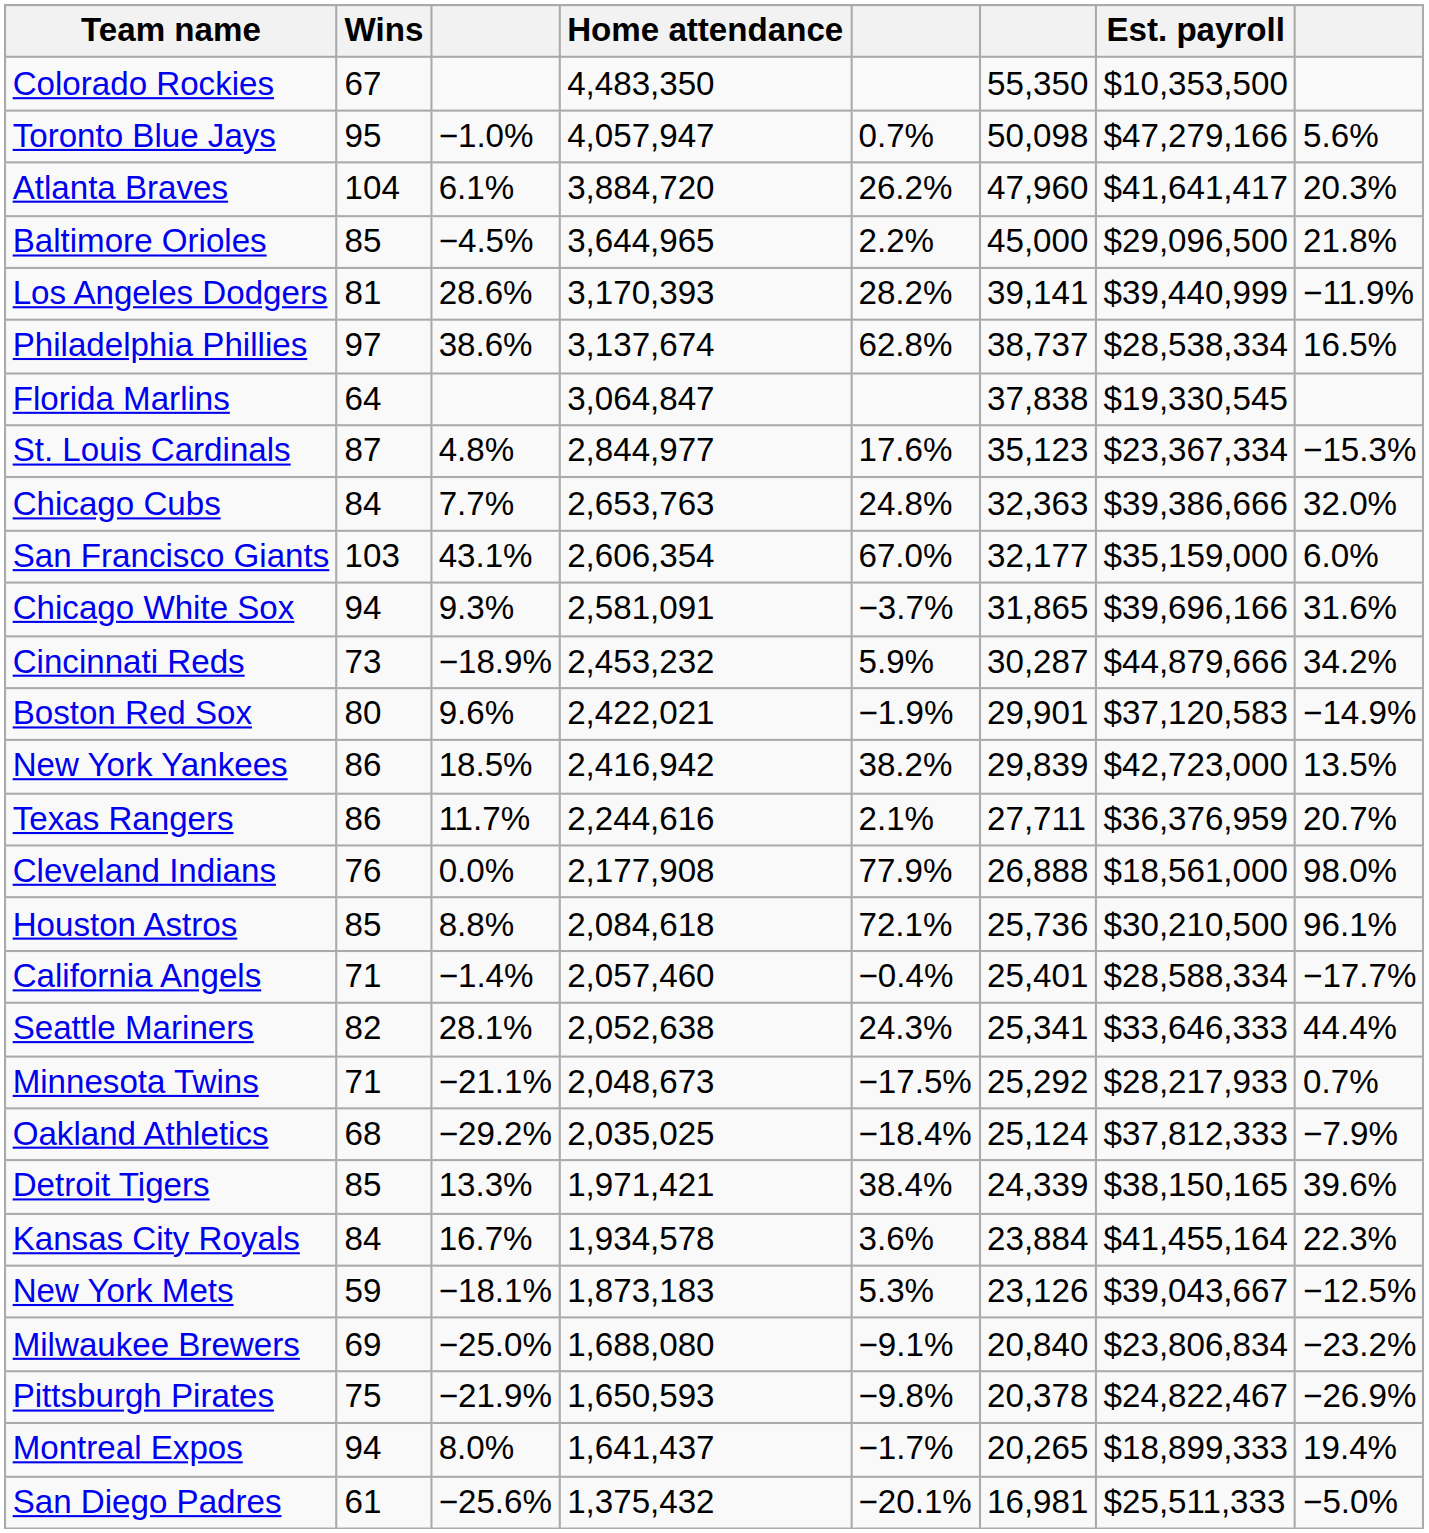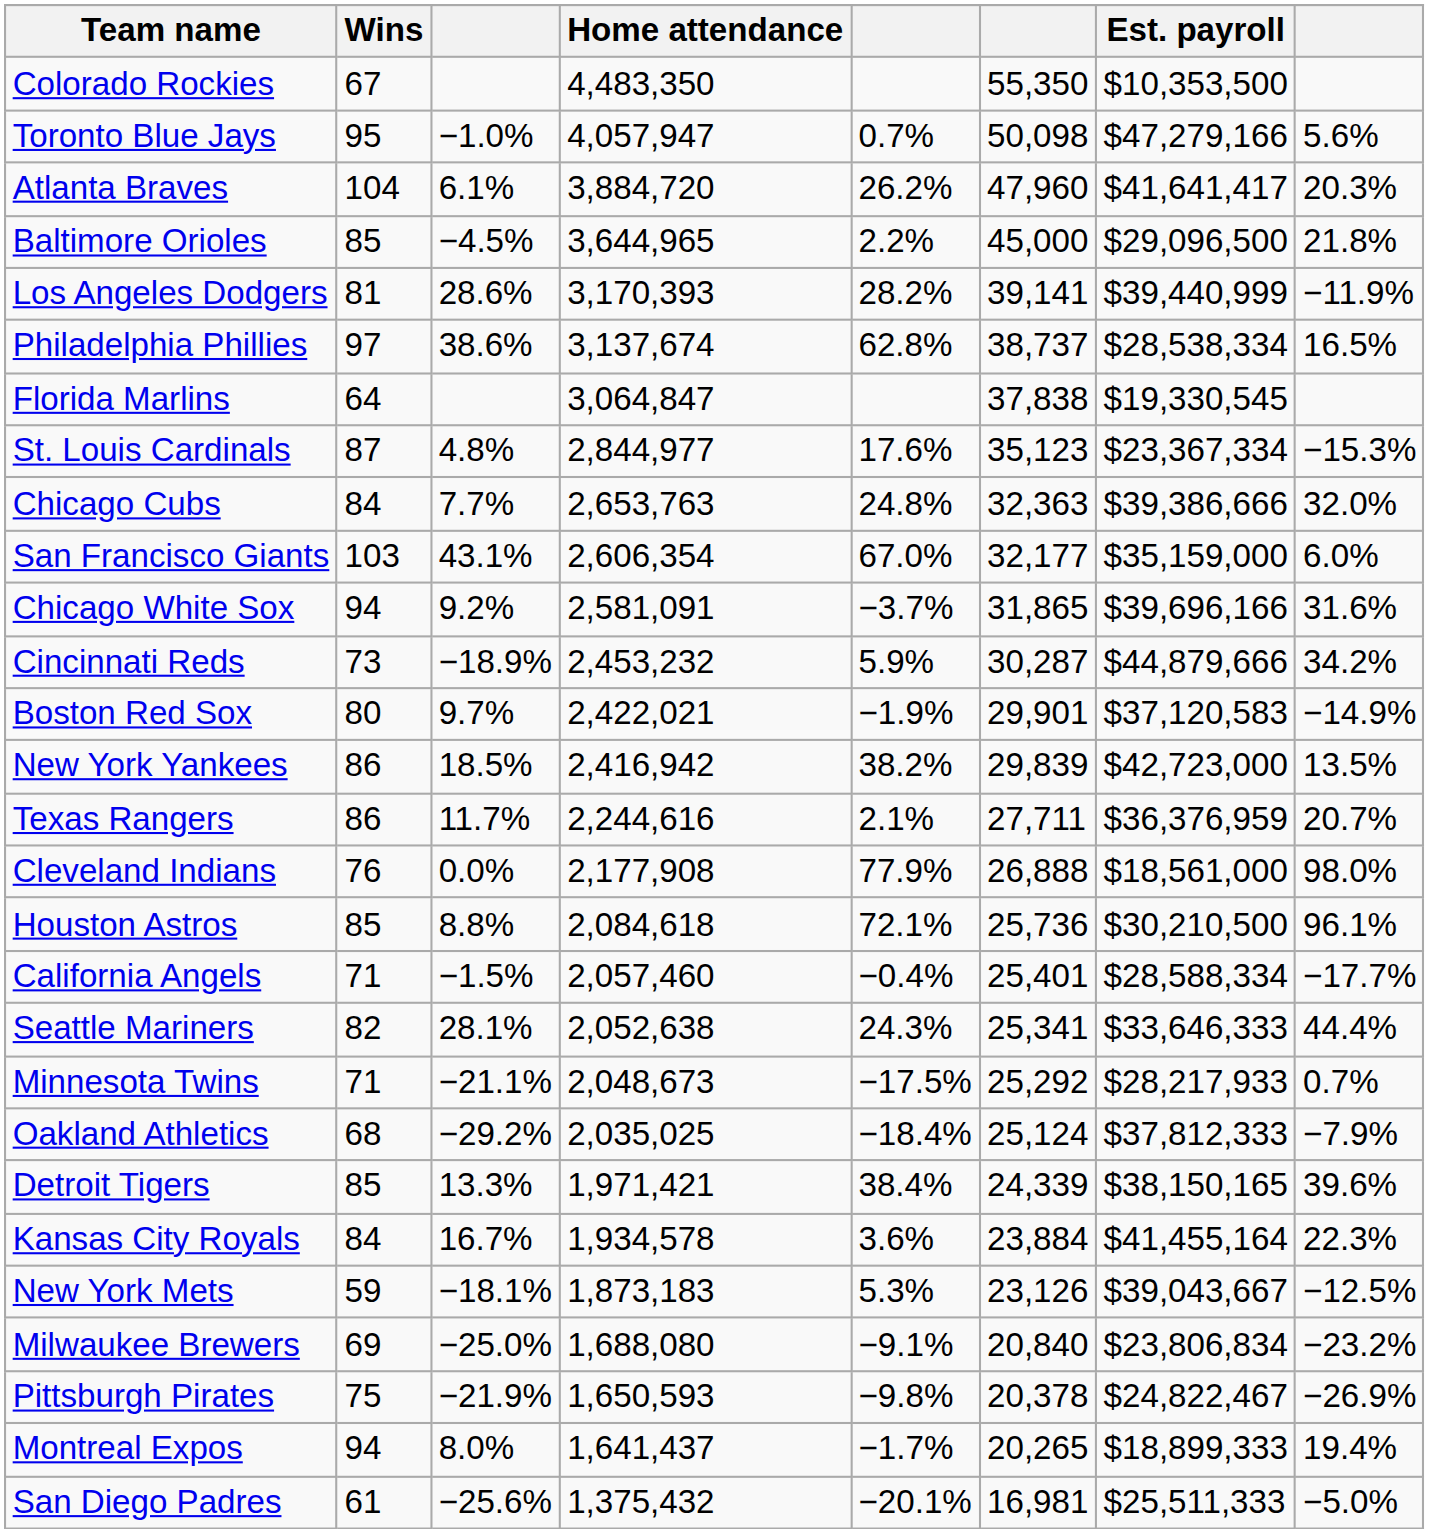(476, 608) 9.3% -> (476, 608) 9.2%
(476, 713) 9.6% -> (476, 713) 9.7%
(486, 976) −1.4% -> (486, 976) −1.5%
